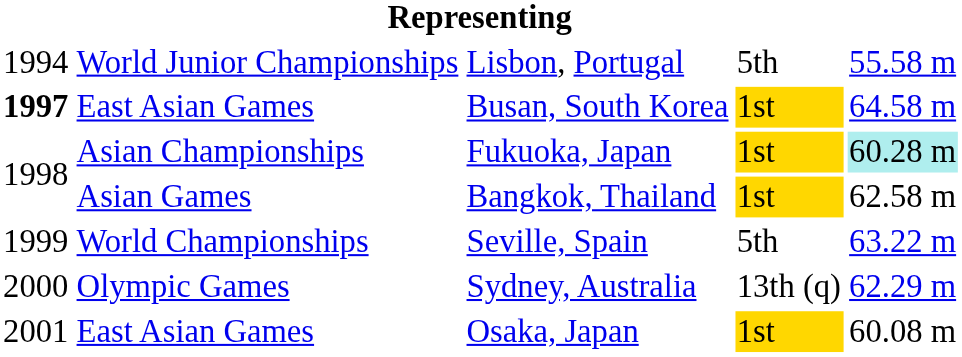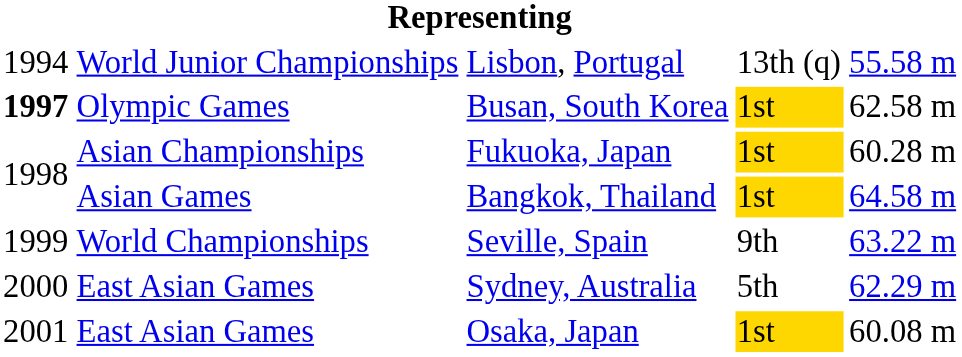(758, 61) 5th -> (789, 61) 13th (q)
(195, 106) East Asian Games -> (183, 106) Olympic Games
(903, 106) 64.58 m -> (903, 106) 62.58 m
(903, 151) paleturquoise background -> (903, 151) no background
(903, 196) 62.58 m -> (903, 196) 64.58 m
(758, 241) 5th -> (758, 241) 9th
(183, 286) Olympic Games -> (195, 286) East Asian Games
(789, 286) 13th (q) -> (758, 286) 5th
